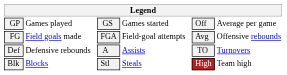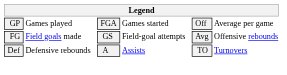(107, 23) GS -> (109, 23) FGA
(109, 37) FGA -> (107, 37) GS
- row: (14, 64)
